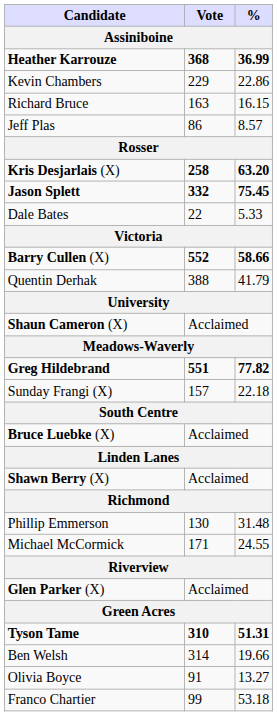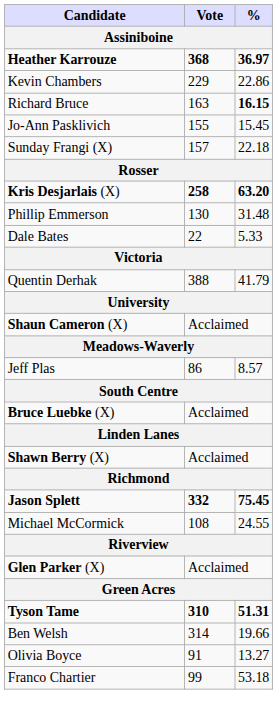(254, 59) 36.99 -> (254, 59) 36.97
(254, 103) normal -> (254, 103) bold
+ row: (59, 125)
rows swapped: (31, 125) <-> (60, 390)
rows swapped: (58, 523) <-> (44, 192)
- row: (58, 258)
- row: (59, 368)
(198, 545) 171 -> (198, 523) 108
